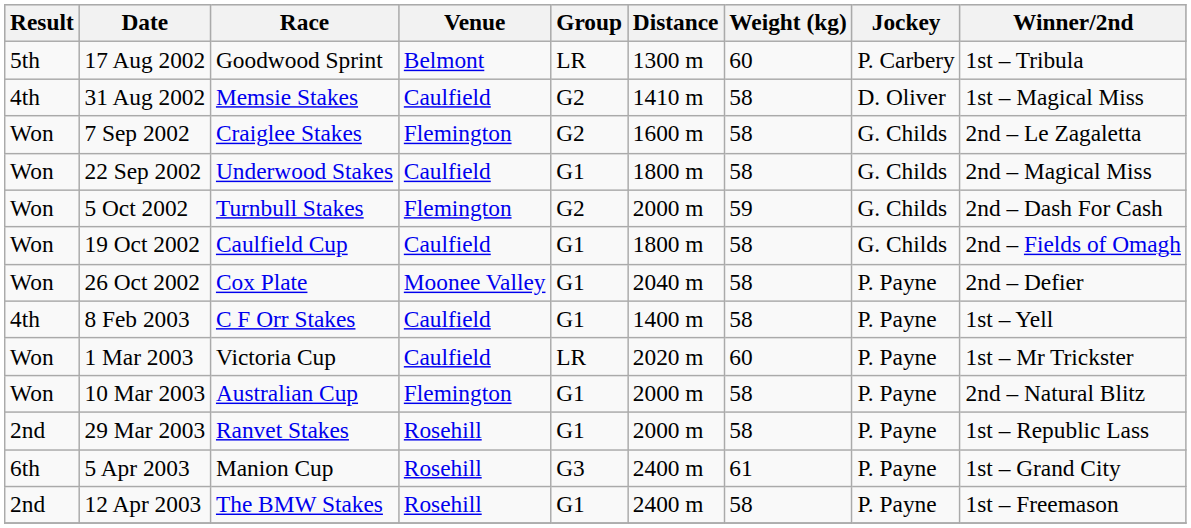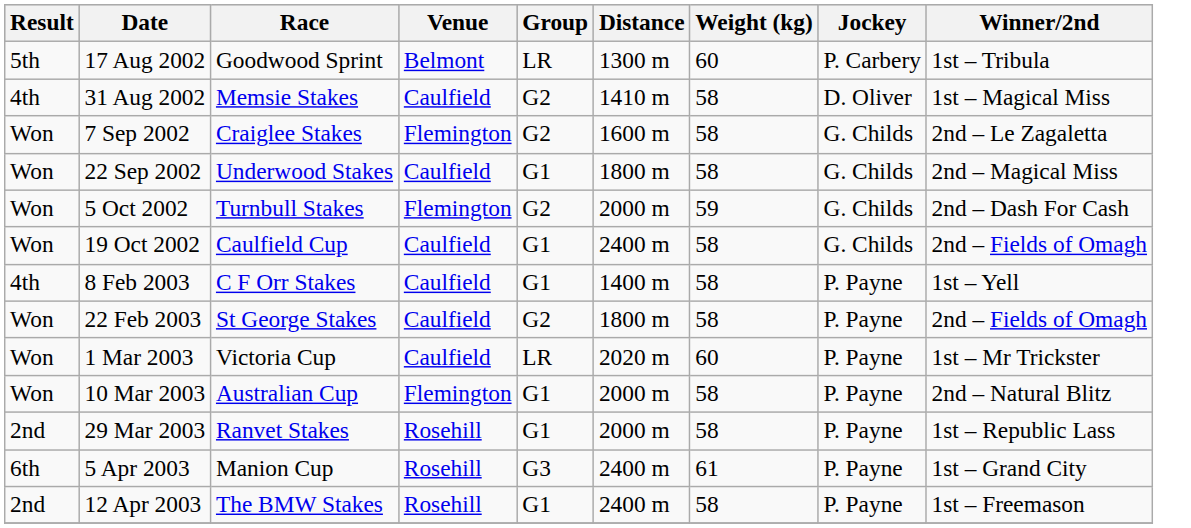(668, 245) 1800 m -> (634, 245) 2400 m
- row: (142, 282)
+ row: (143, 319)
